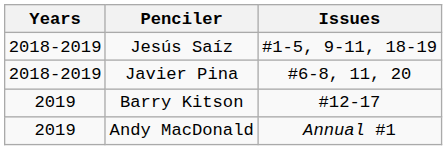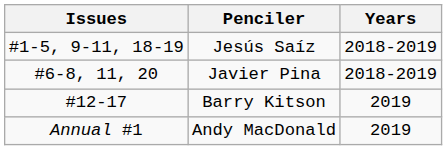columns swapped: (55, 19) <-> (349, 19)
